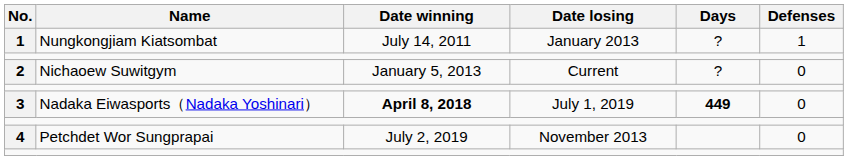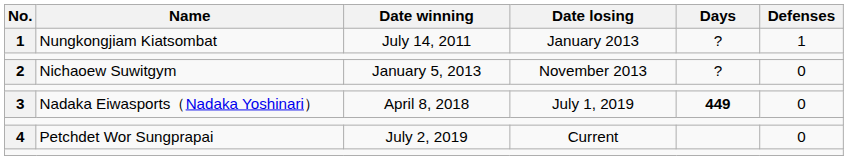(593, 71) Current -> (593, 71) November 2013
(427, 104) bold -> (427, 104) normal
(593, 136) November 2013 -> (593, 136) Current
